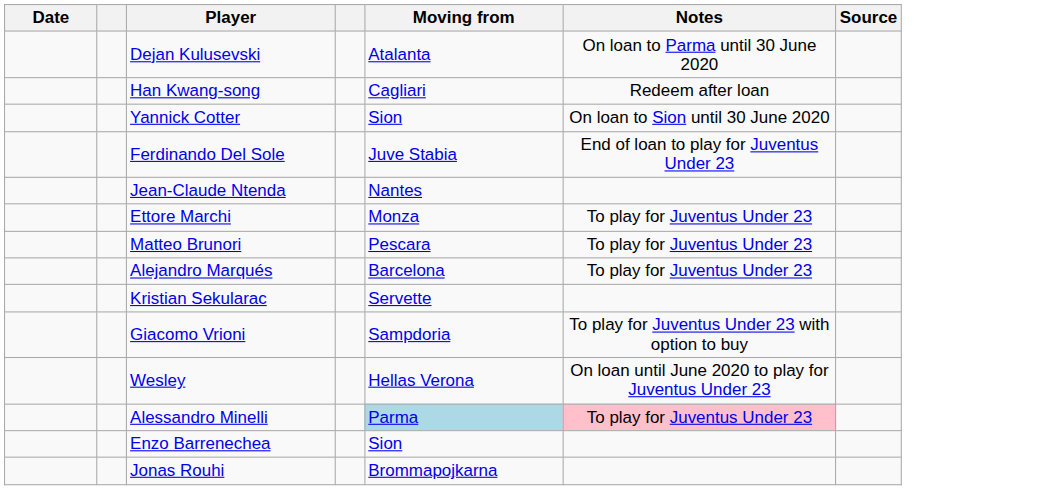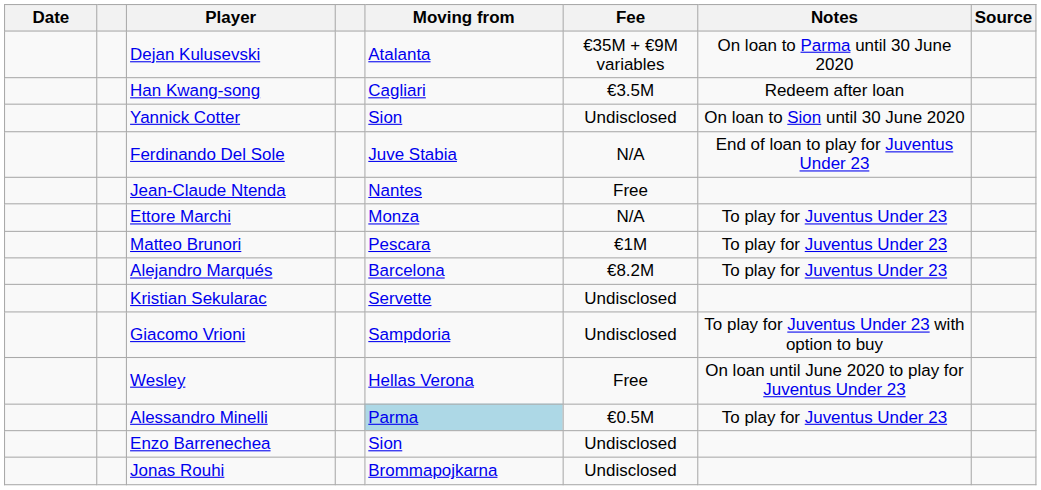+ column: (631, 17)
(699, 417) pink background -> (834, 417) no background
